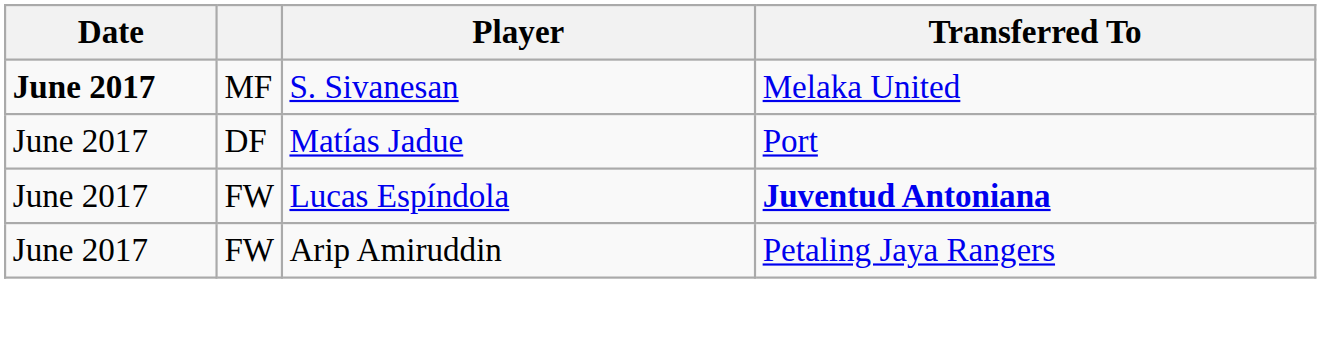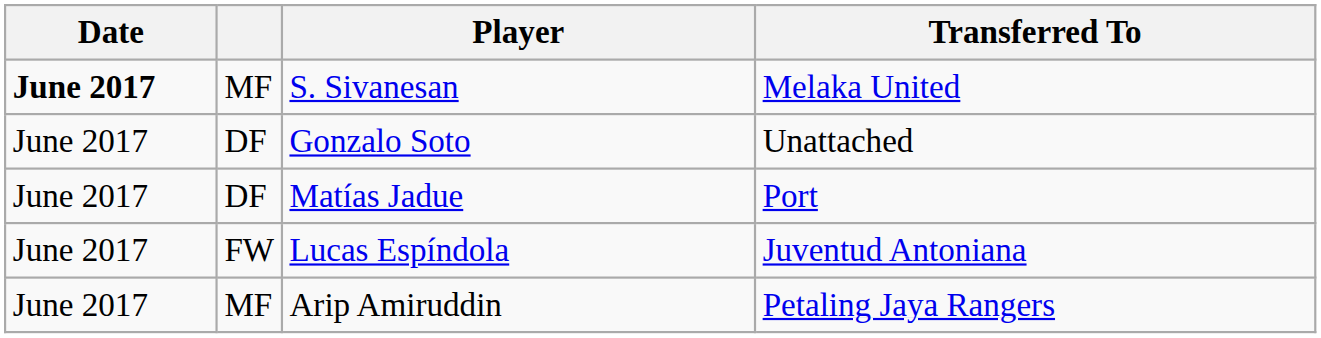+ row: (380, 141)
(907, 195) bold -> (895, 250) normal
(249, 250) FW -> (248, 305) MF
